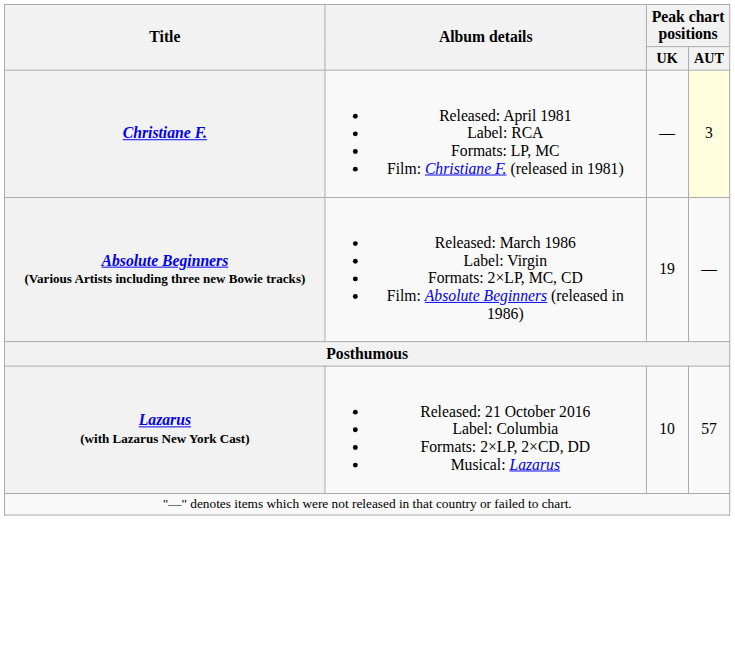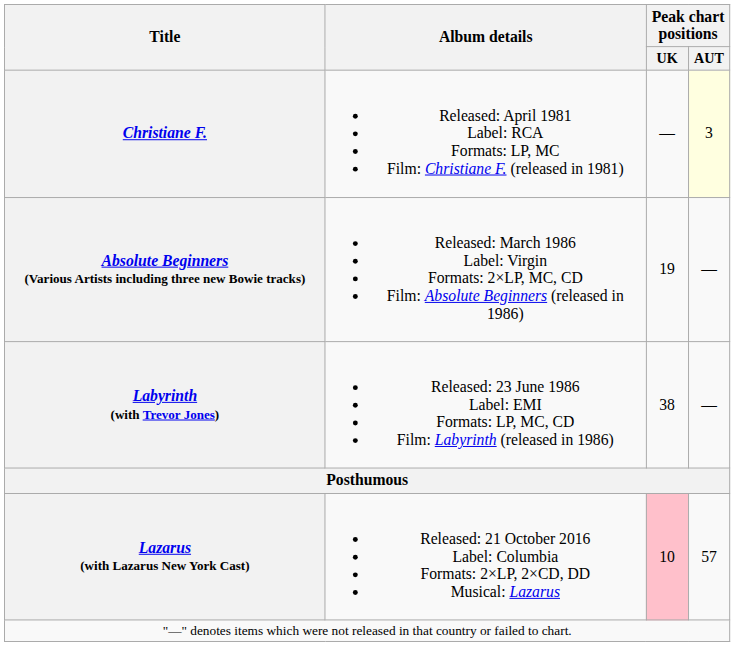+ row: (165, 404)
(667, 429) no background -> (667, 556) pink background
